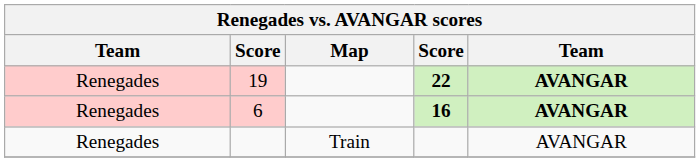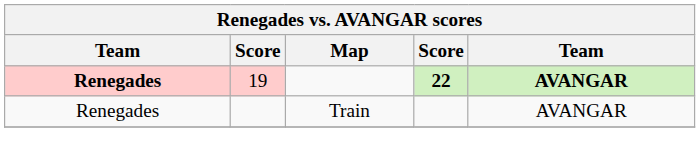(118, 80) normal -> (118, 80) bold
- row: (258, 111)
